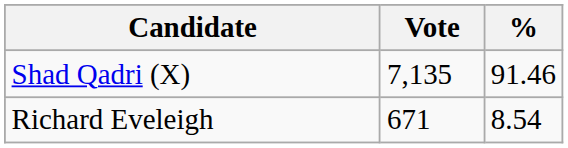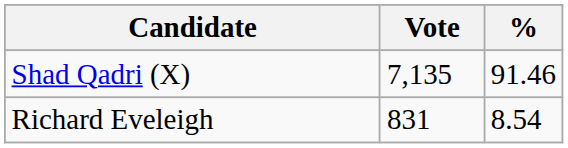(409, 119) 671 -> (409, 119) 831
